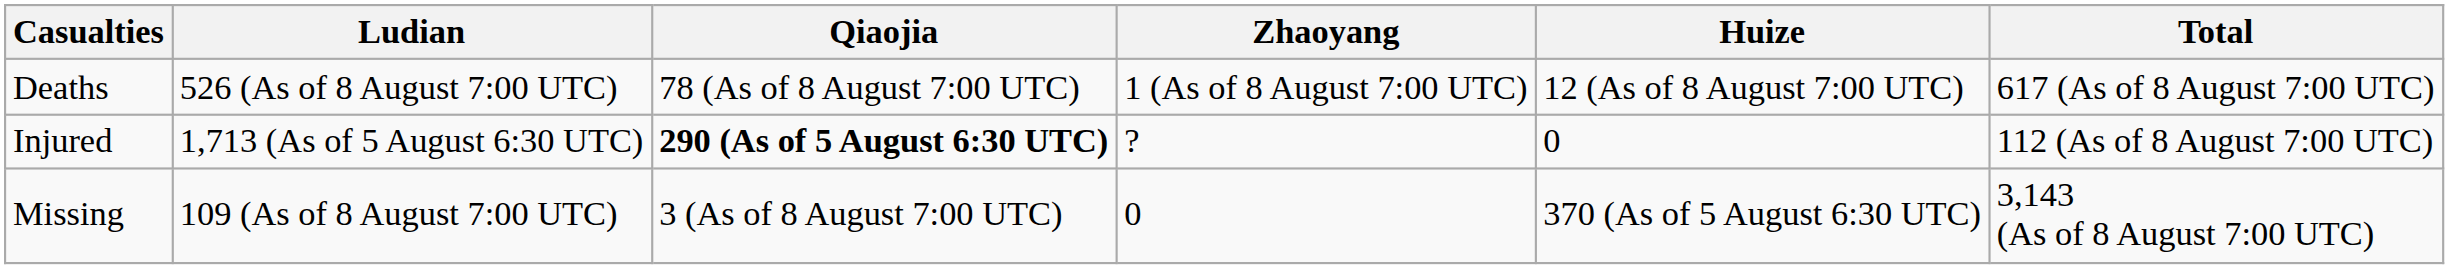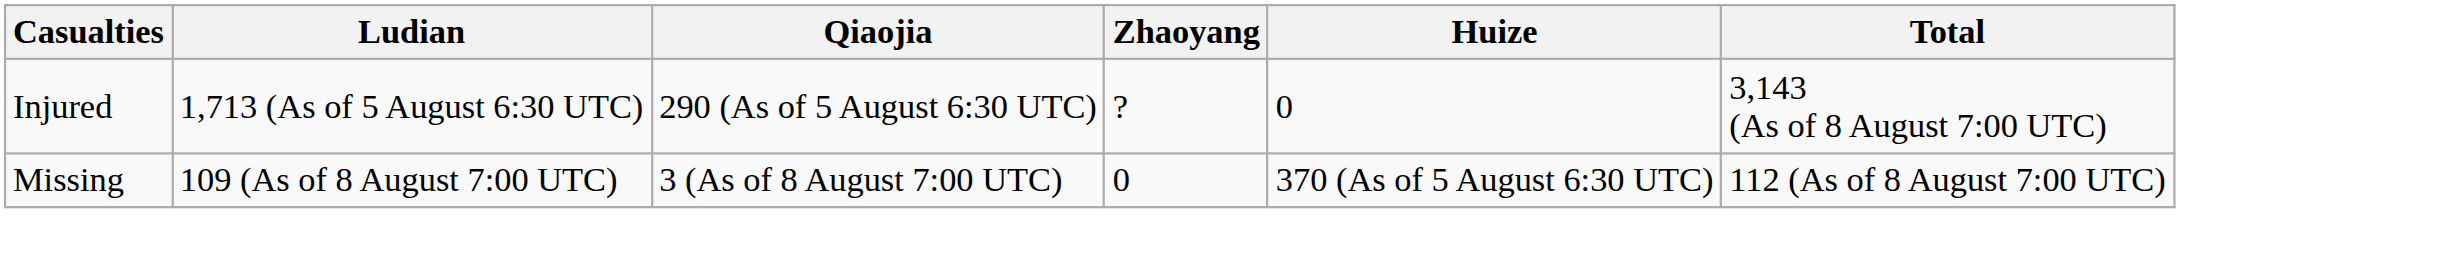- row: (61, 86)
(884, 140) bold -> (878, 105) normal
(2215, 140) 112 (As of 8 August 7:00 UTC) -> (1918, 105) 3,143 (As of 8 August 7:00 UTC)
(2186, 214) 3,143 (As of 8 August 7:00 UTC) -> (1947, 179) 112 (As of 8 August 7:00 UTC)
